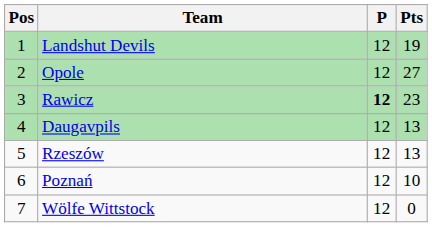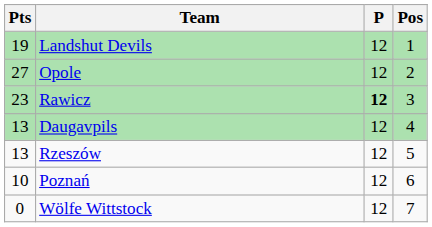columns swapped: (21, 18) <-> (412, 18)
